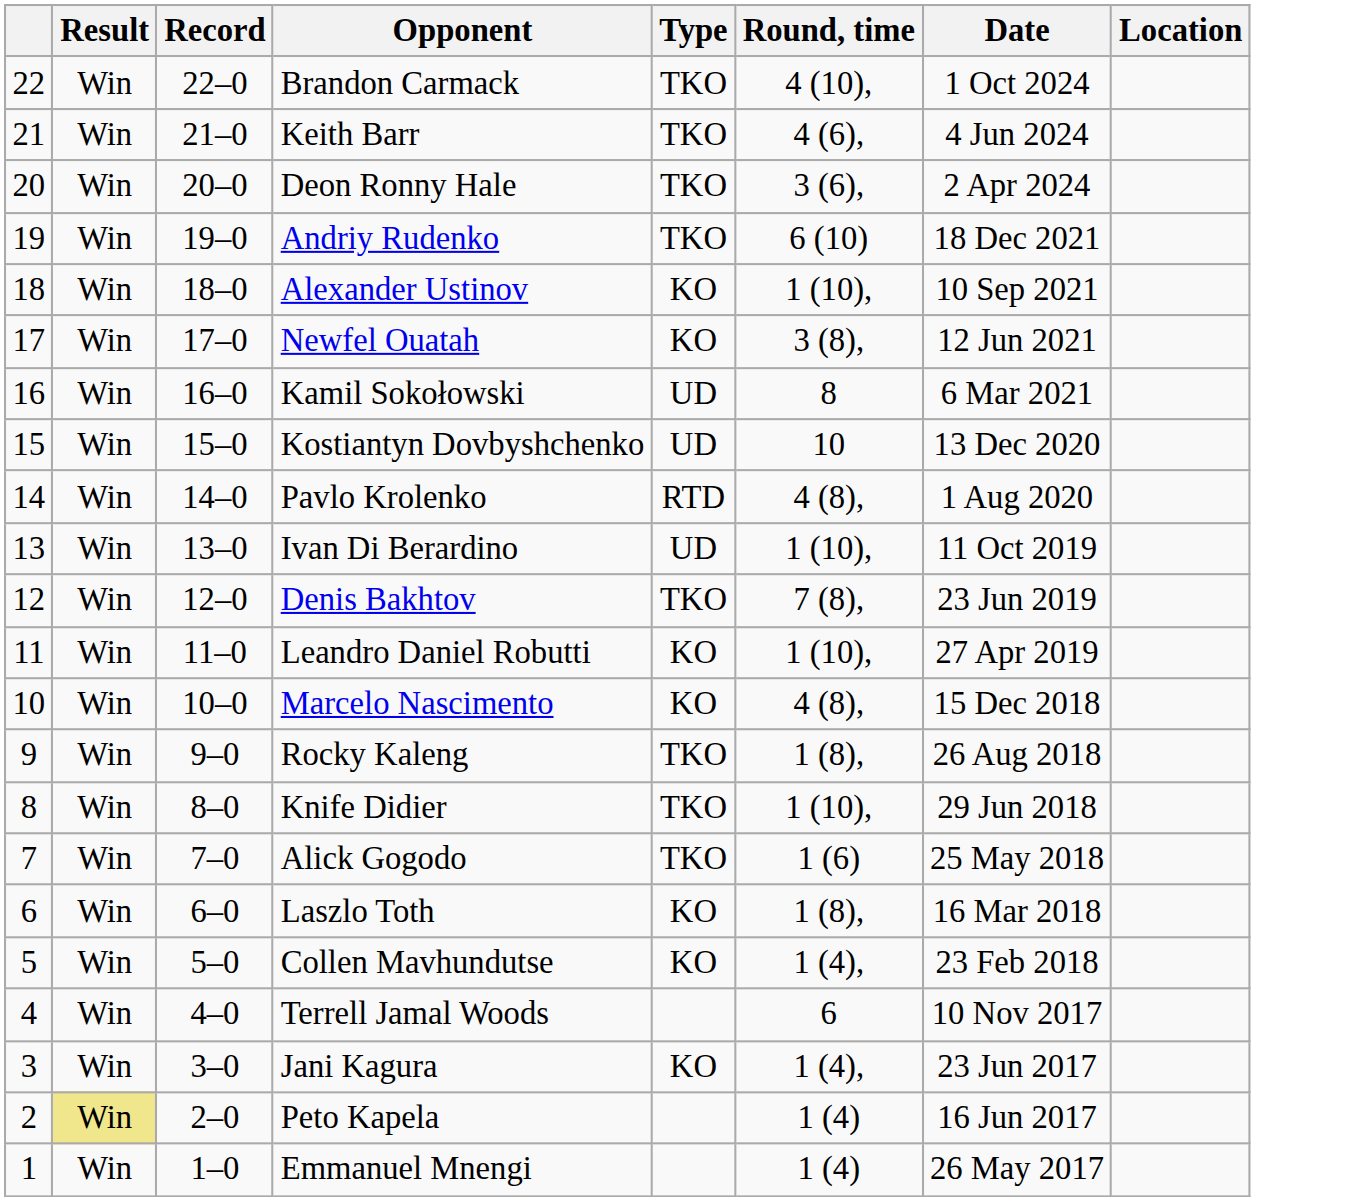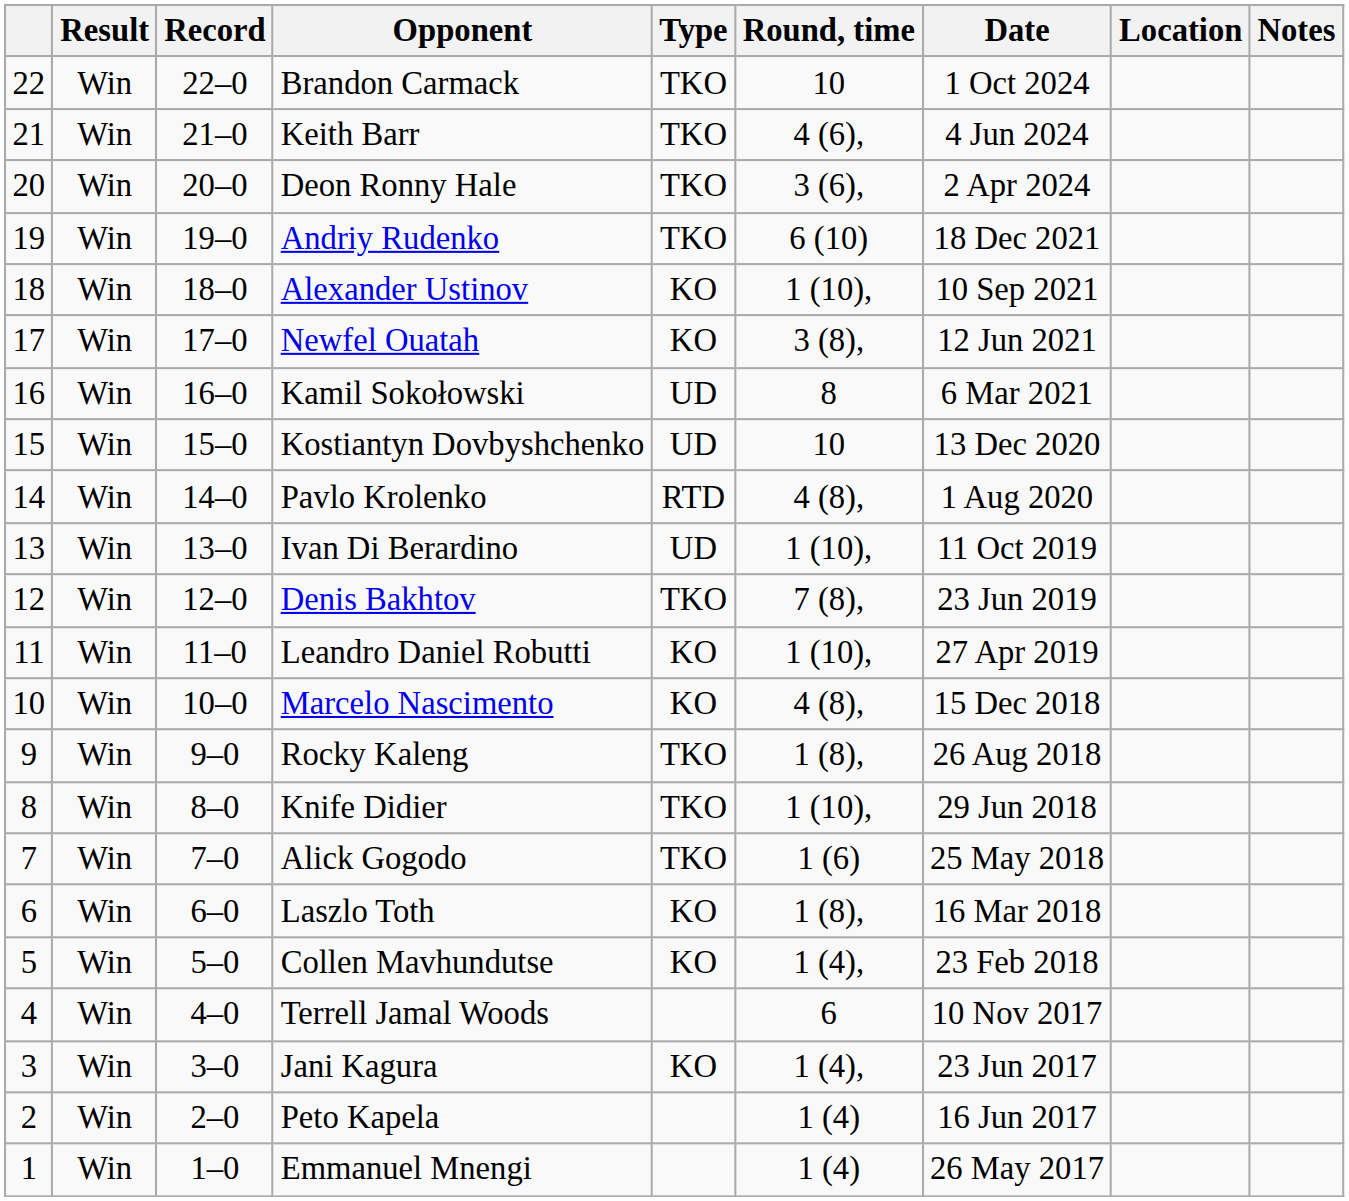+ column: (1296, 30)
(829, 82) 4 (10), -> (829, 82) 10
(105, 1117) khaki background -> (105, 1117) no background
